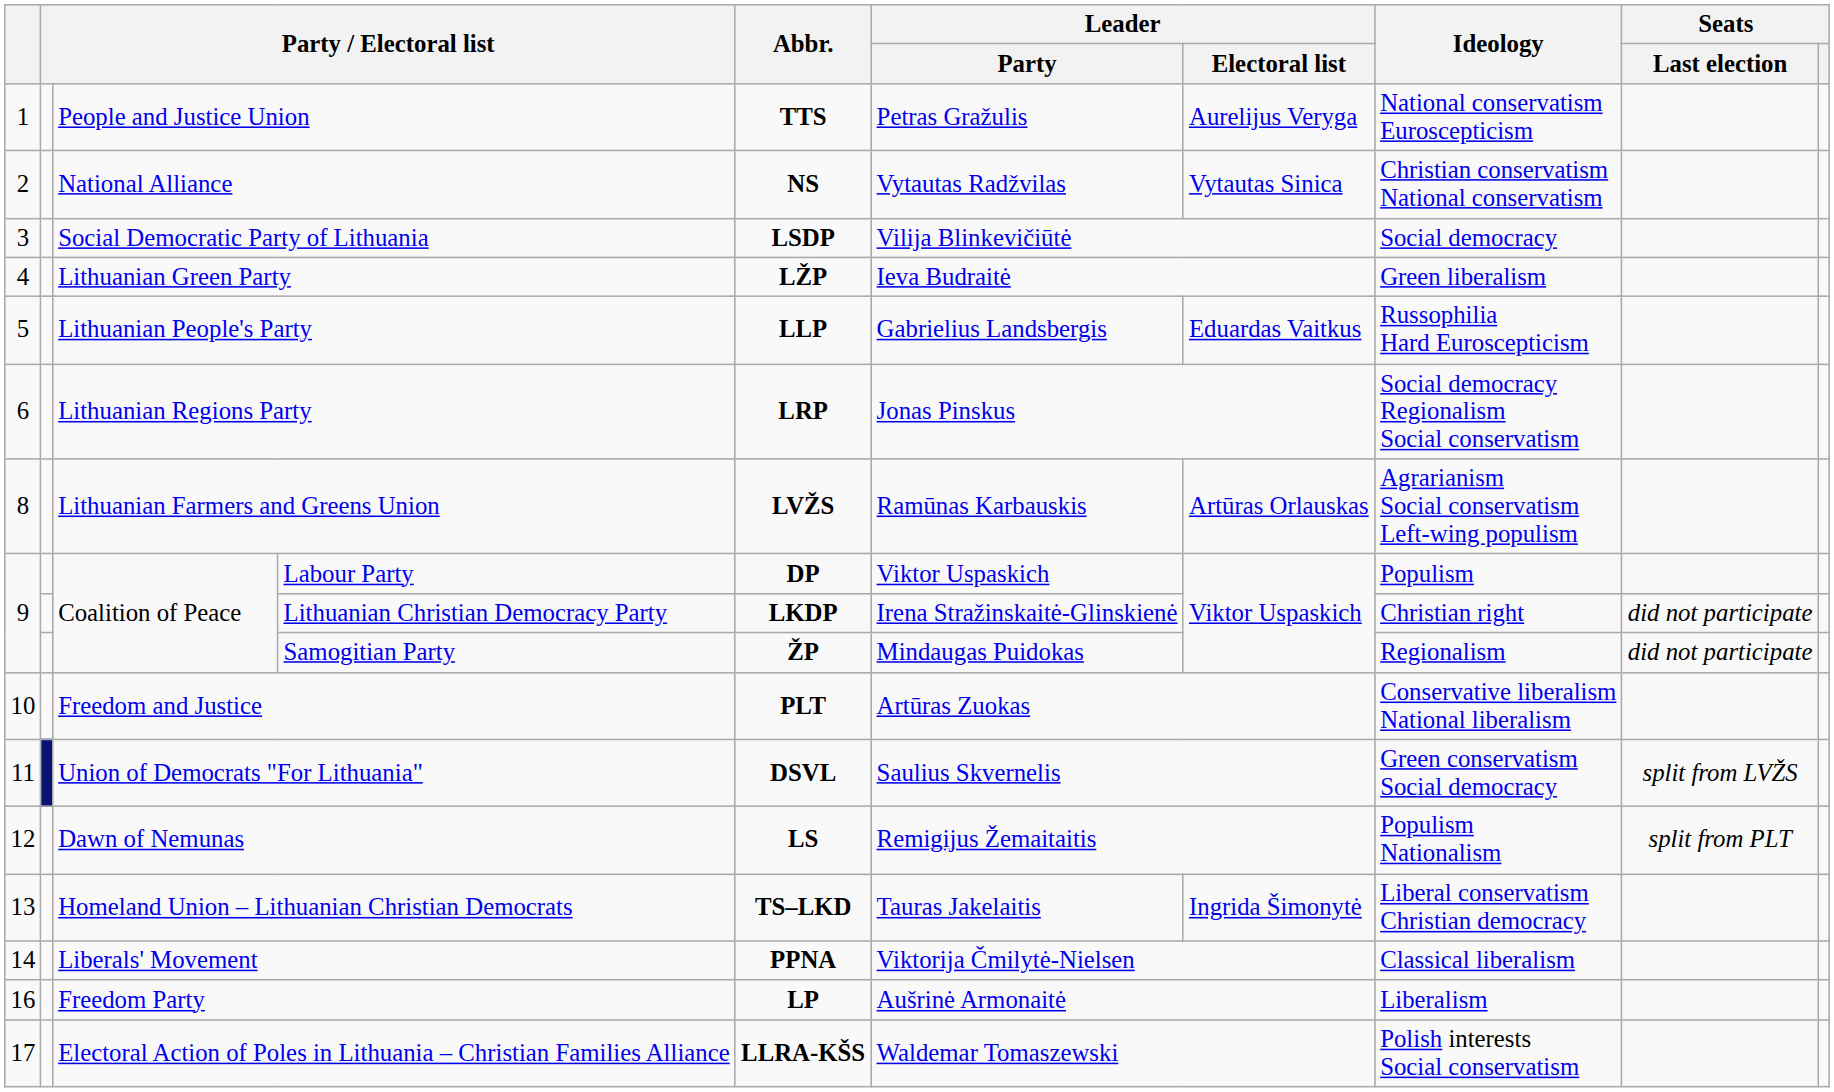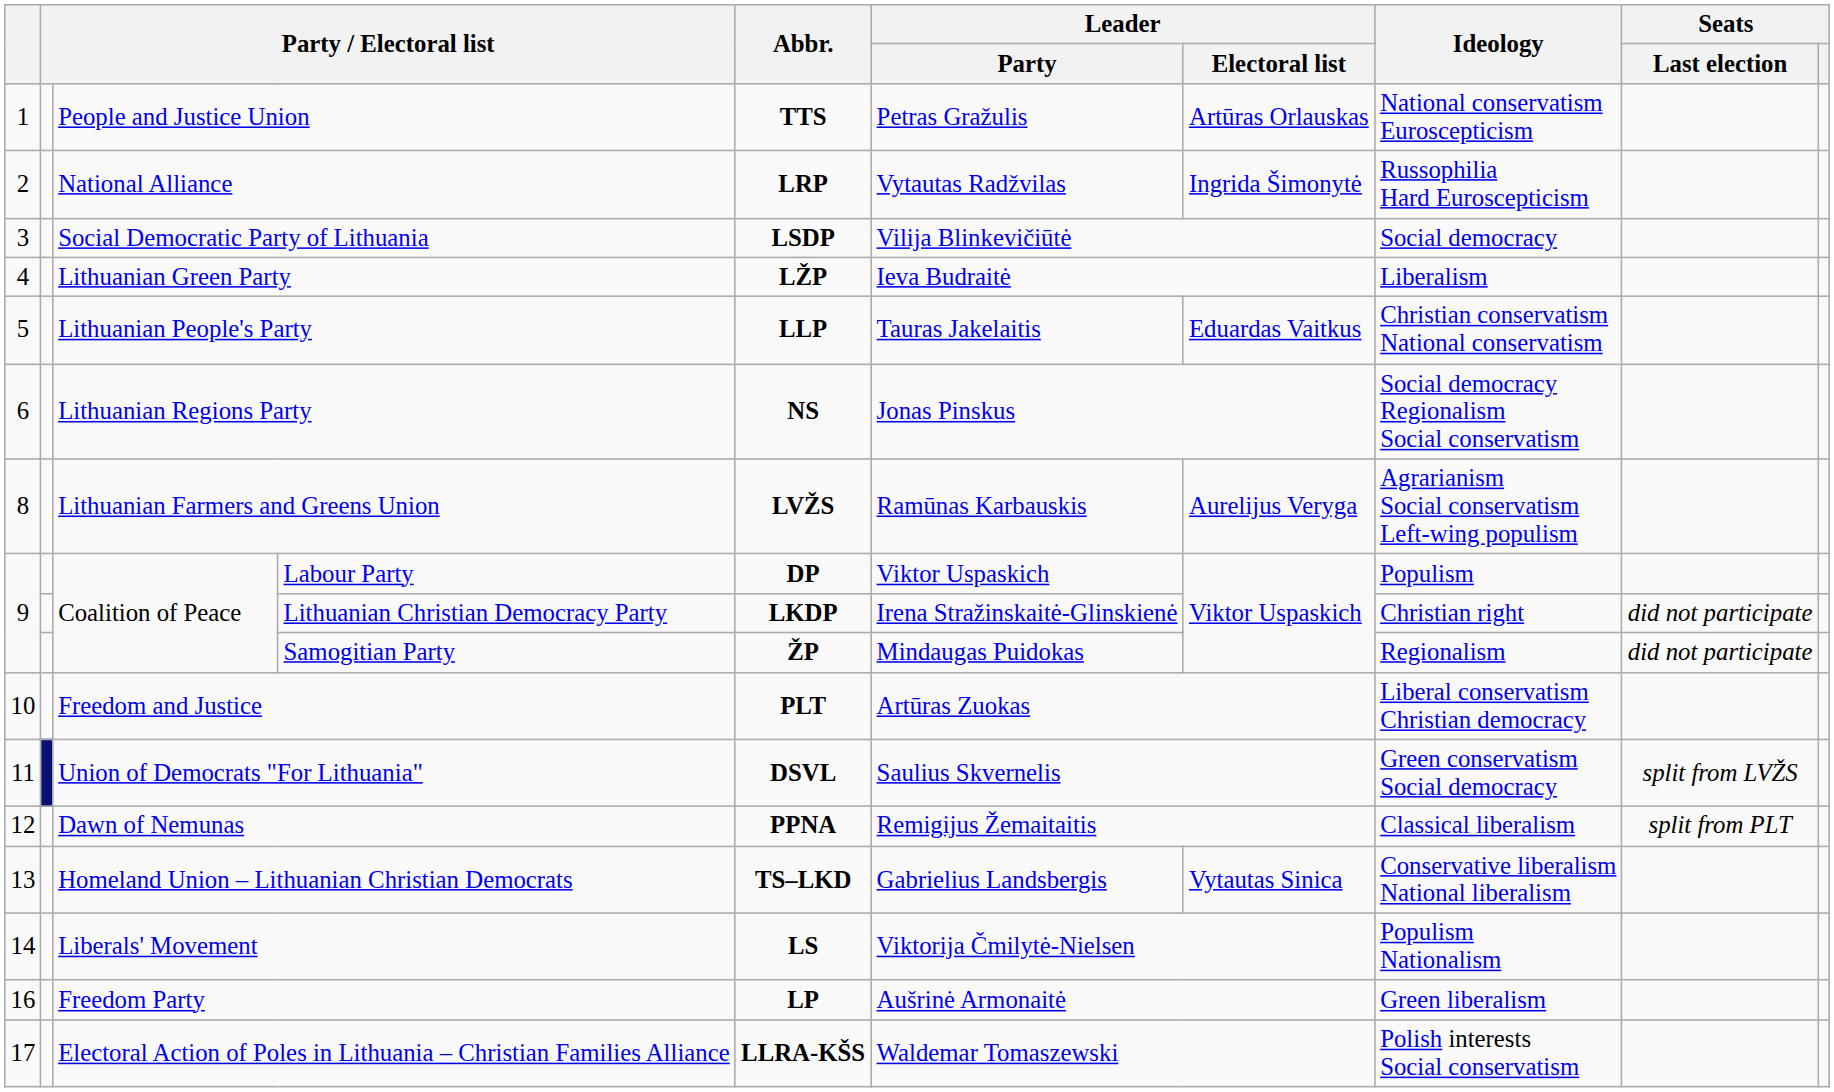(1273, 116) Aurelijus Veryga -> (1279, 116) Artūras Orlauskas
(803, 184) NS -> (803, 184) LRP
(1266, 184) Vytautas Sinica -> (1275, 184) Ingrida Šimonytė
(1494, 184) Christian conservatism National conservatism -> (1484, 184) Russophilia Hard Euroscepticism
(1463, 276) Green liberalism -> (1434, 276) Liberalism
(992, 329) Gabrielius Landsbergis -> (959, 329) Tauras Jakelaitis
(1484, 329) Russophilia Hard Euroscepticism -> (1494, 329) Christian conservatism National conservatism
(803, 411) LRP -> (803, 411) NS
(1279, 506) Artūras Orlauskas -> (1273, 506) Aurelijus Veryga
(1498, 705) Conservative liberalism National liberalism -> (1484, 705) Liberal conservatism Christian democracy
(803, 839) LS -> (803, 825) PPNA
(1441, 839) Populism Nationalism -> (1478, 825) Classical liberalism
(959, 907) Tauras Jakelaitis -> (992, 879) Gabrielius Landsbergis
(1275, 907) Ingrida Šimonytė -> (1266, 879) Vytautas Sinica
(1484, 907) Liberal conservatism Christian democracy -> (1498, 879) Conservative liberalism National liberalism
(803, 960) PPNA -> (803, 946) LS
(1478, 960) Classical liberalism -> (1441, 946) Populism Nationalism
(1434, 999) Liberalism -> (1463, 999) Green liberalism
